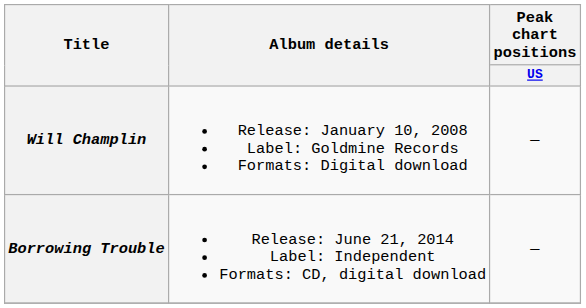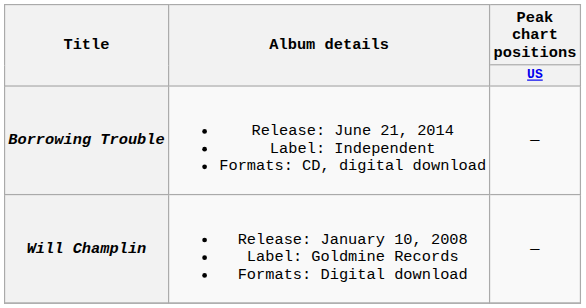rows swapped: (86, 140) <-> (86, 249)
